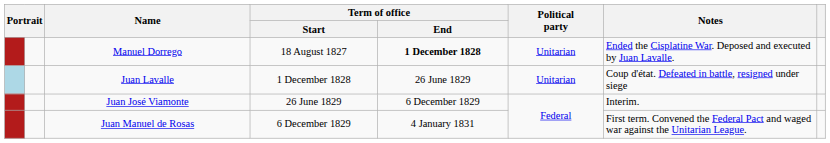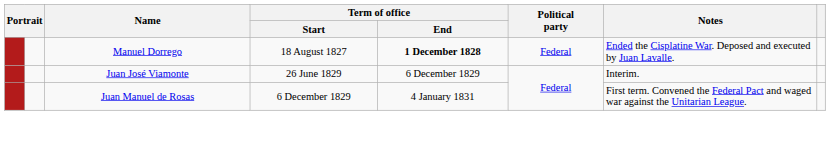(556, 51) Unitarian -> (556, 51) Federal
- row: (148, 79)
